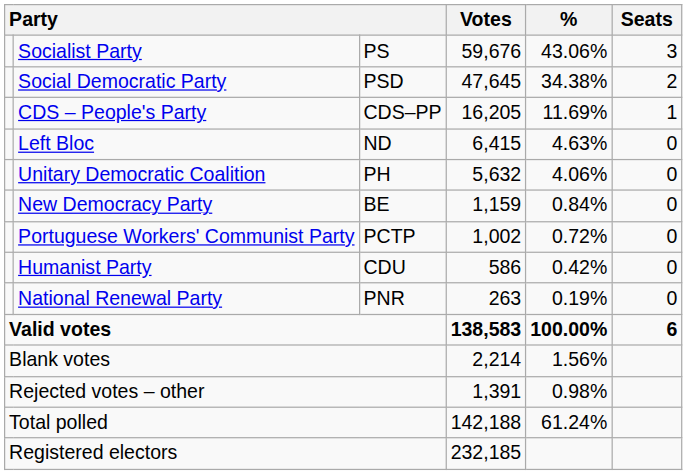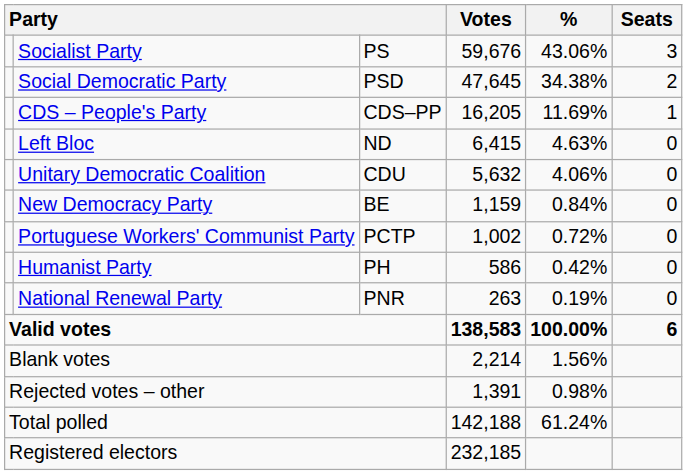(377, 174) PH -> (385, 174) CDU
(385, 267) CDU -> (377, 267) PH
